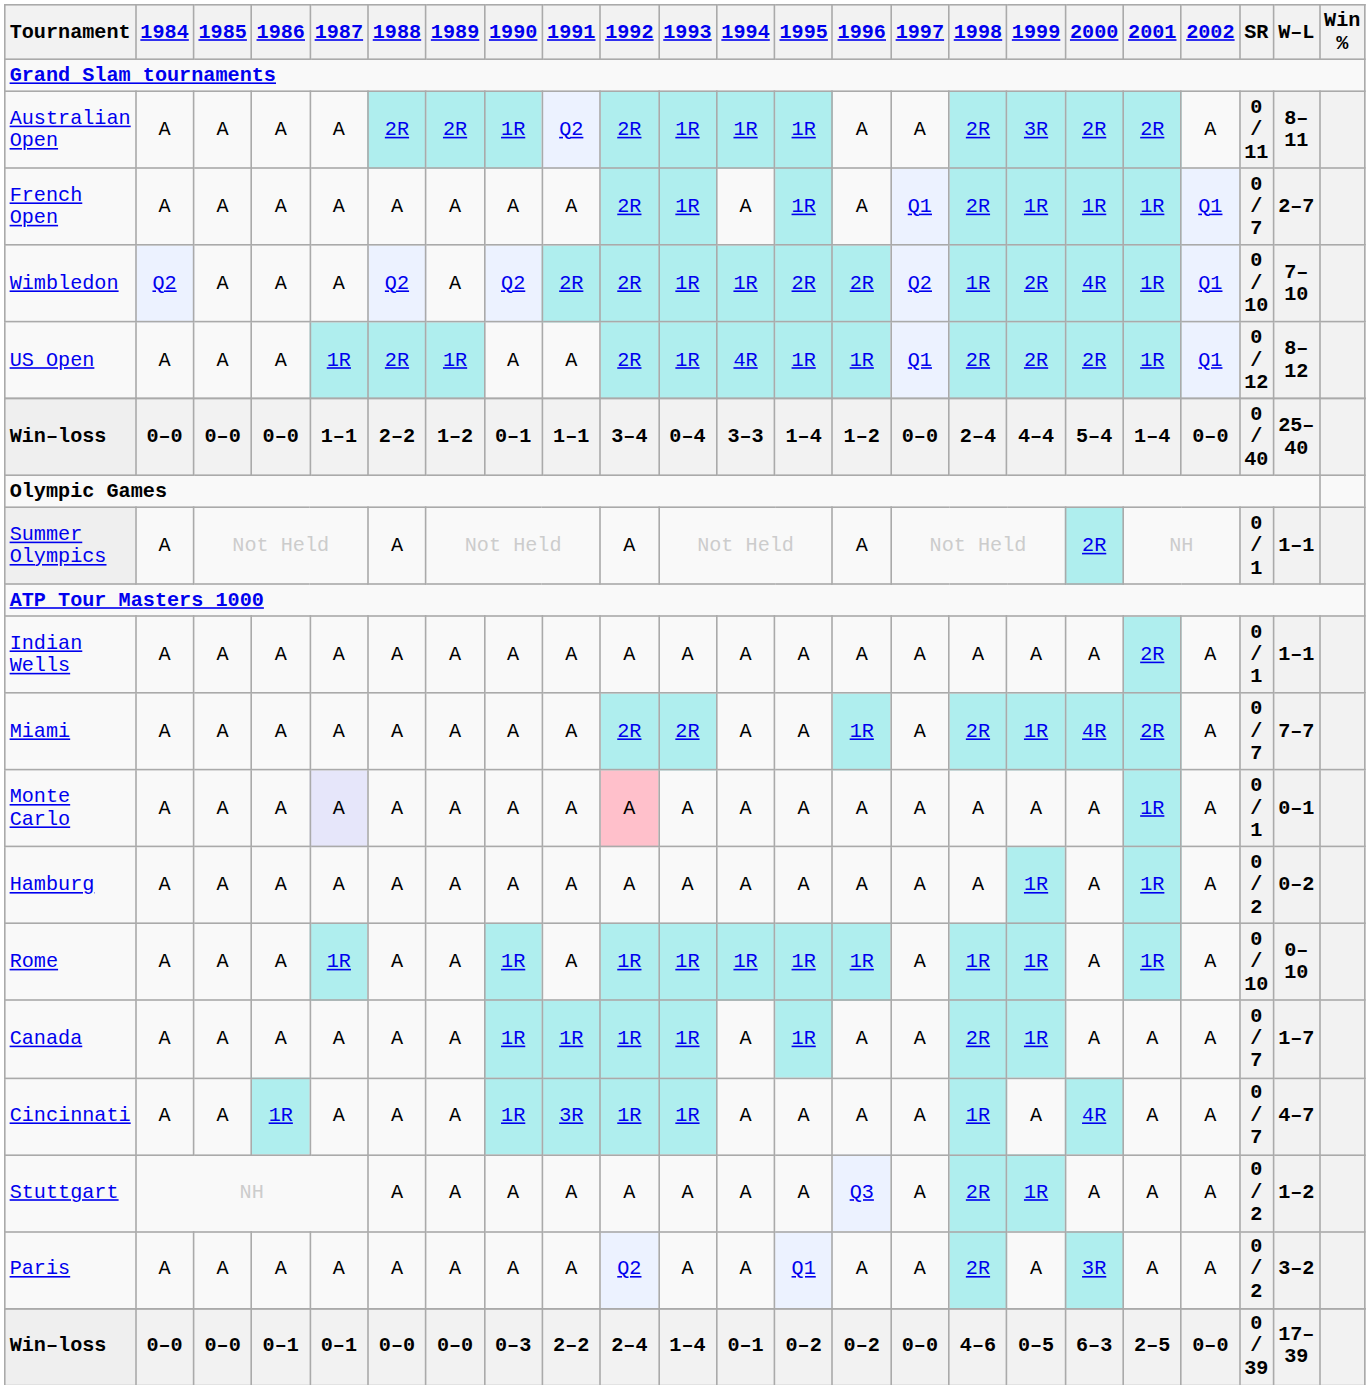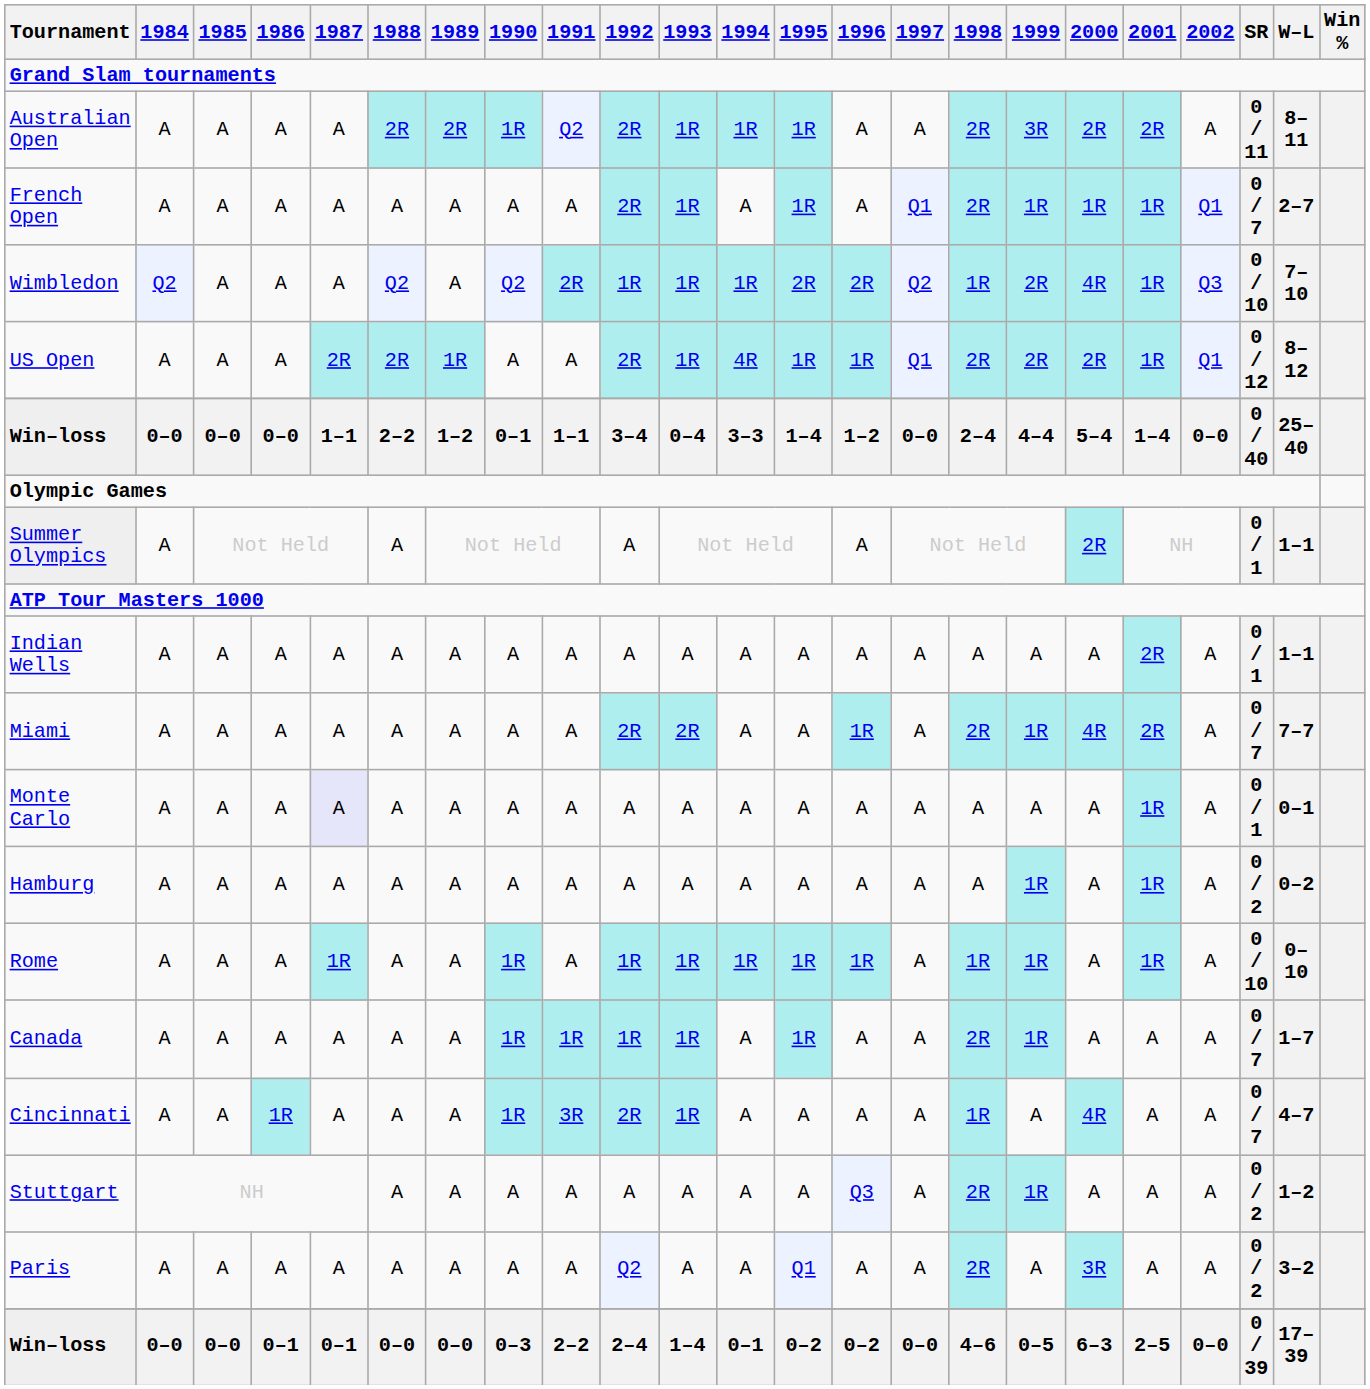(629, 283) 2R -> (629, 283) 1R
(1210, 283) Q1 -> (1210, 283) Q3
(339, 360) 1R -> (339, 360) 2R
(629, 808) pink background -> (629, 808) no background
(629, 1116) 1R -> (629, 1116) 2R
